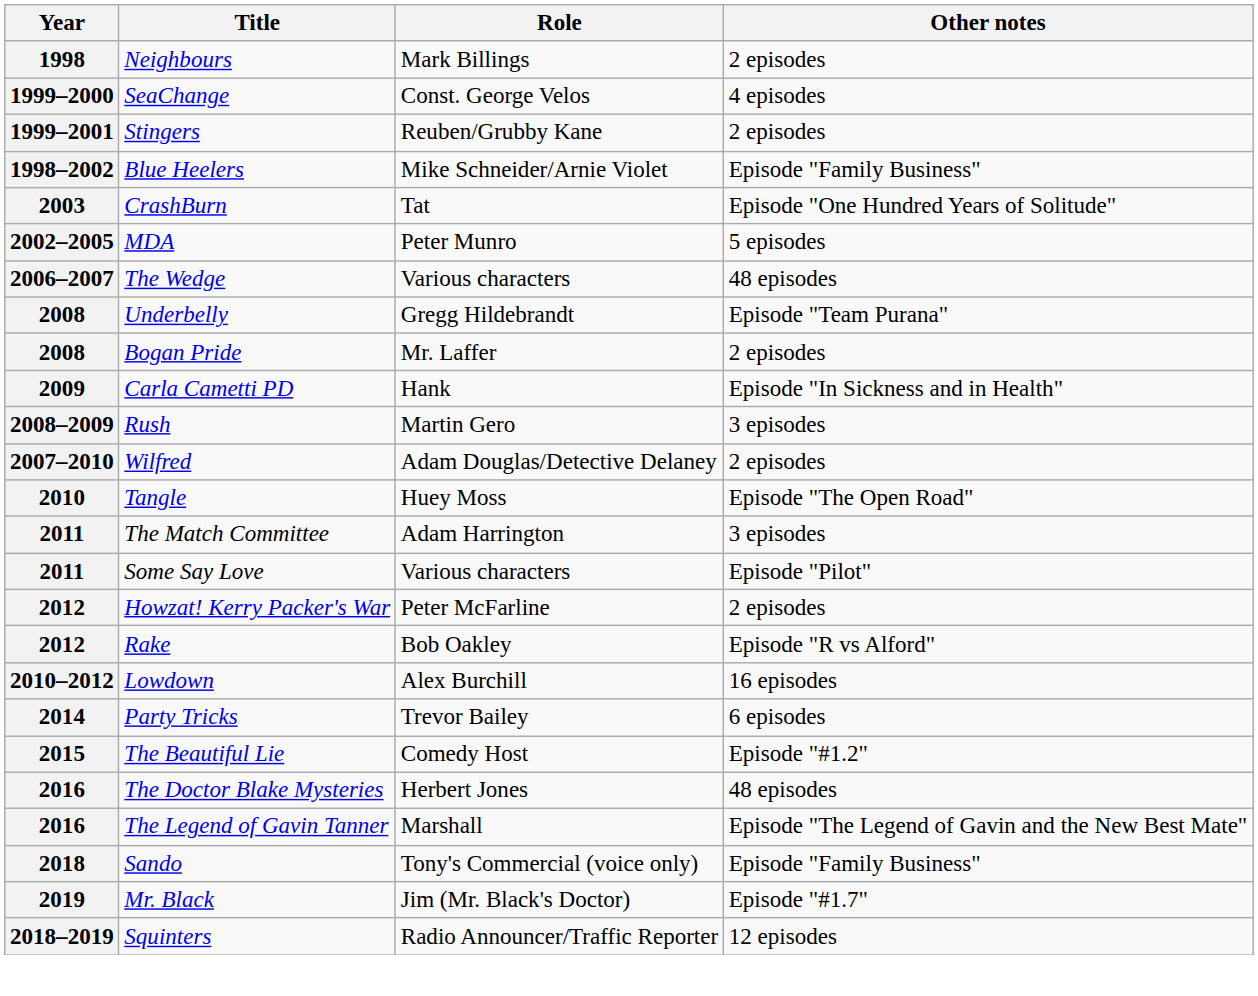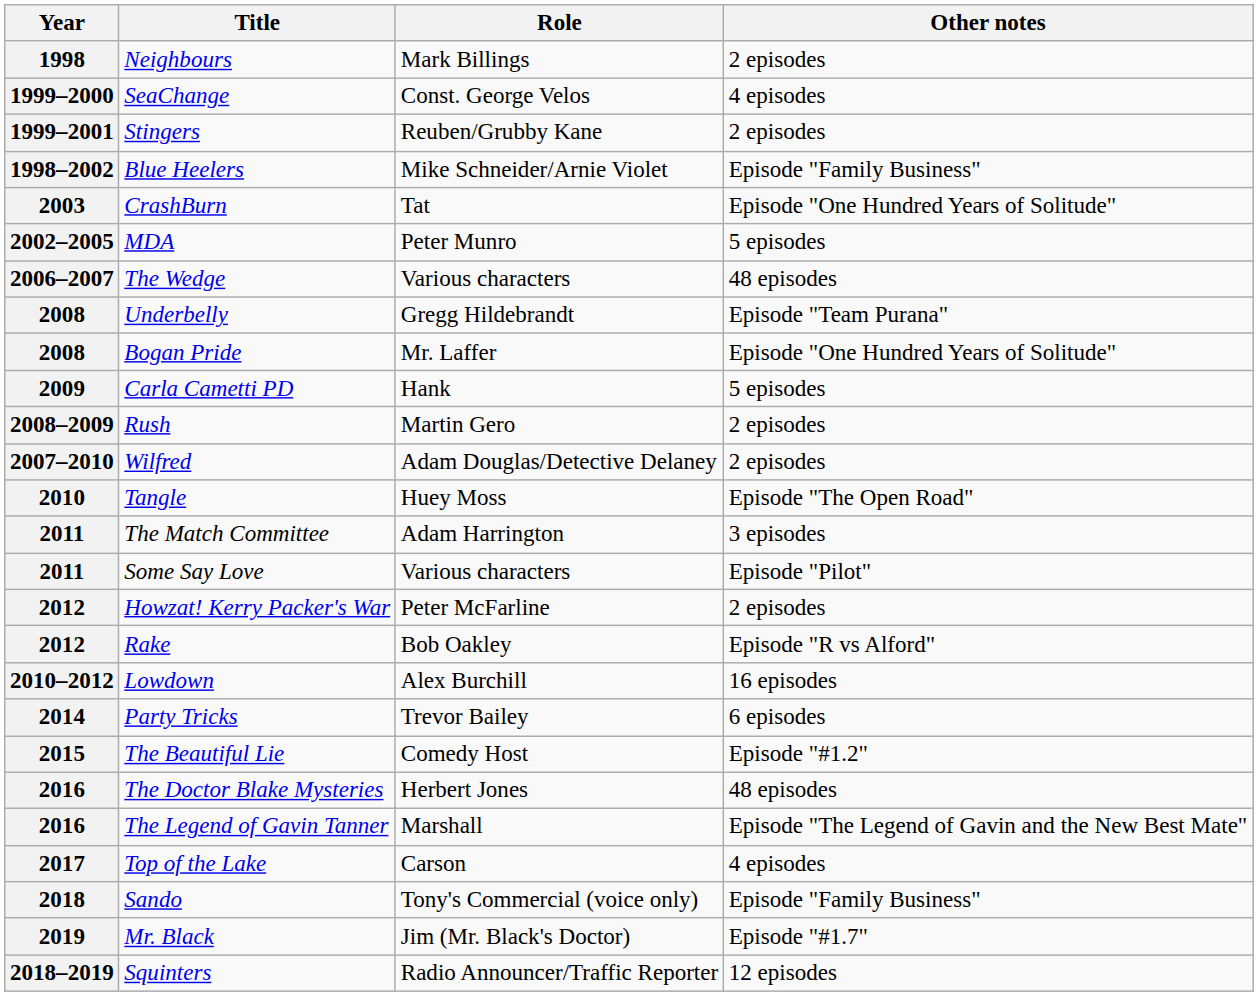(777, 351) 2 episodes -> (922, 351) Episode "One Hundred Years of Solitude"
(896, 388) Episode "In Sickness and in Health" -> (777, 388) 5 episodes
(777, 424) 3 episodes -> (777, 424) 2 episodes
+ row: (195, 863)
